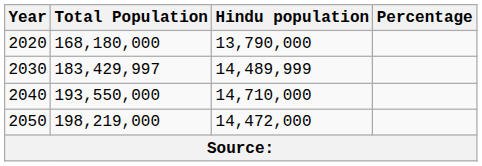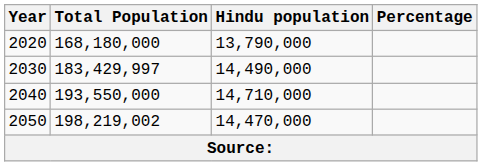(264, 70) 14,489,999 -> (264, 70) 14,490,000
(107, 122) 198,219,000 -> (107, 122) 198,219,002
(264, 122) 14,472,000 -> (264, 122) 14,470,000
